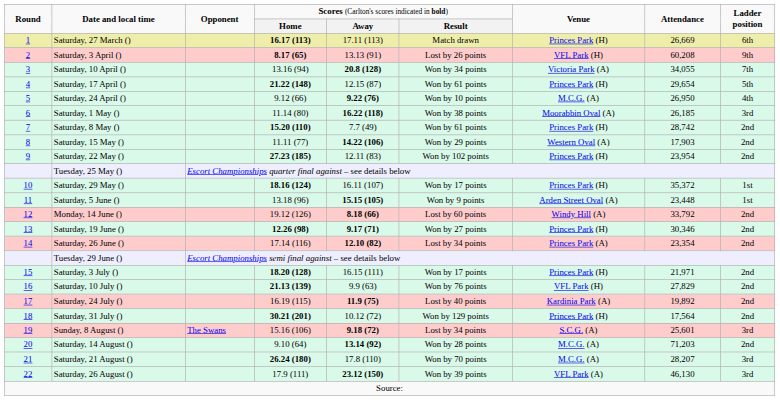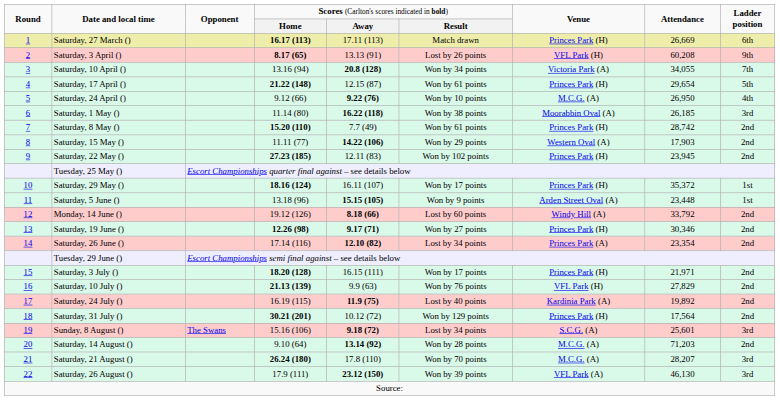(682, 157) 23,954 -> (682, 157) 23,945
